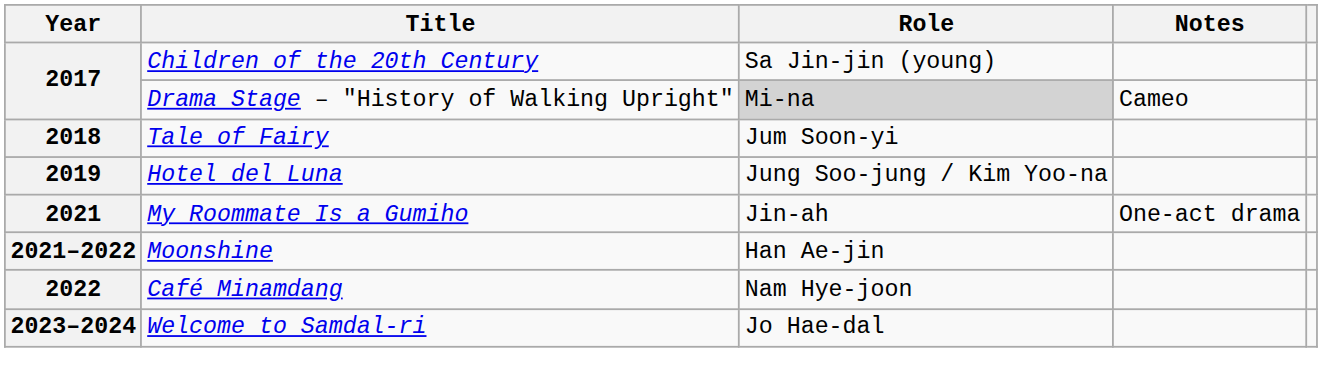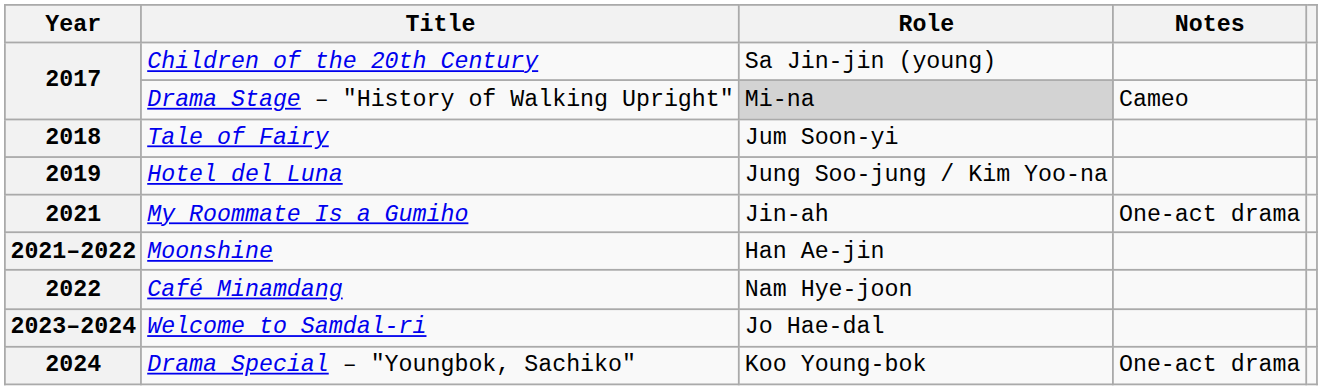+ row: (392, 365)
